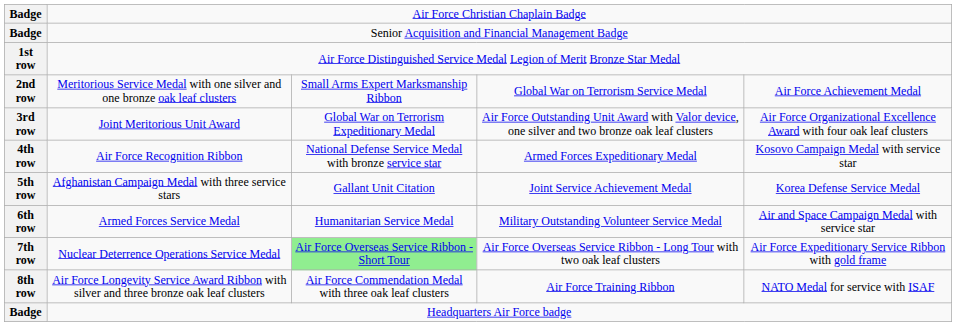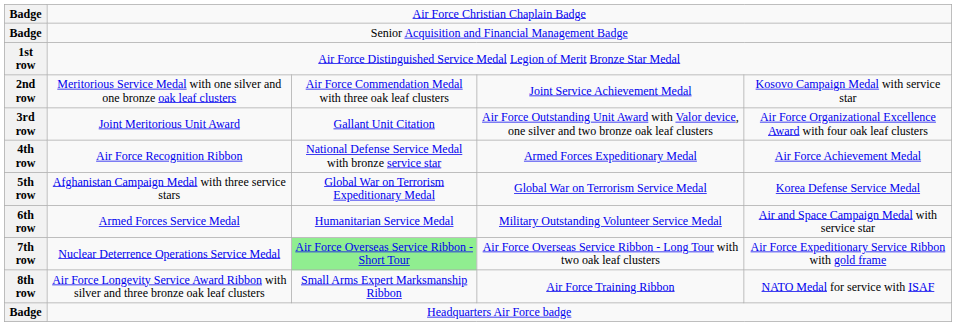(384, 91) Small Arms Expert Marksmanship Ribbon -> (384, 91) Air Force Commendation Medal with three oak leaf clusters
(610, 91) Global War on Terrorism Service Medal -> (610, 91) Joint Service Achievement Medal
(848, 91) Air Force Achievement Medal -> (848, 91) Kosovo Campaign Medal with service star
(384, 123) Global War on Terrorism Expeditionary Medal -> (384, 123) Gallant Unit Citation
(848, 156) Kosovo Campaign Medal with service star -> (848, 156) Air Force Achievement Medal
(384, 188) Gallant Unit Citation -> (384, 188) Global War on Terrorism Expeditionary Medal
(610, 188) Joint Service Achievement Medal -> (610, 188) Global War on Terrorism Service Medal
(384, 286) Air Force Commendation Medal with three oak leaf clusters -> (384, 286) Small Arms Expert Marksmanship Ribbon
